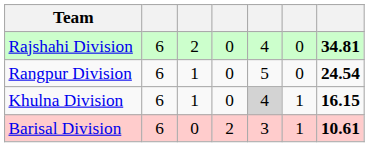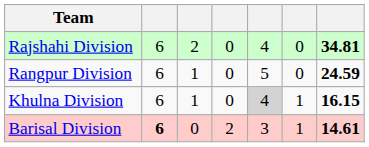(340, 73) 24.54 -> (340, 73) 24.59
(160, 127) normal -> (160, 127) bold
(340, 127) 10.61 -> (340, 127) 14.61
